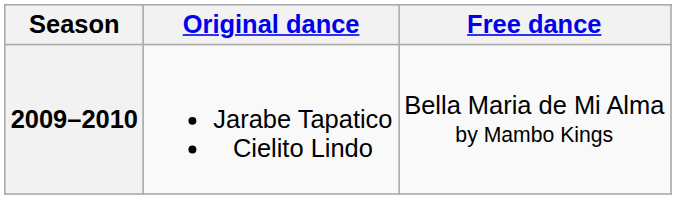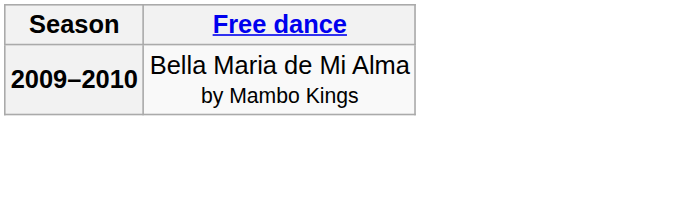- column: (271, 24)
